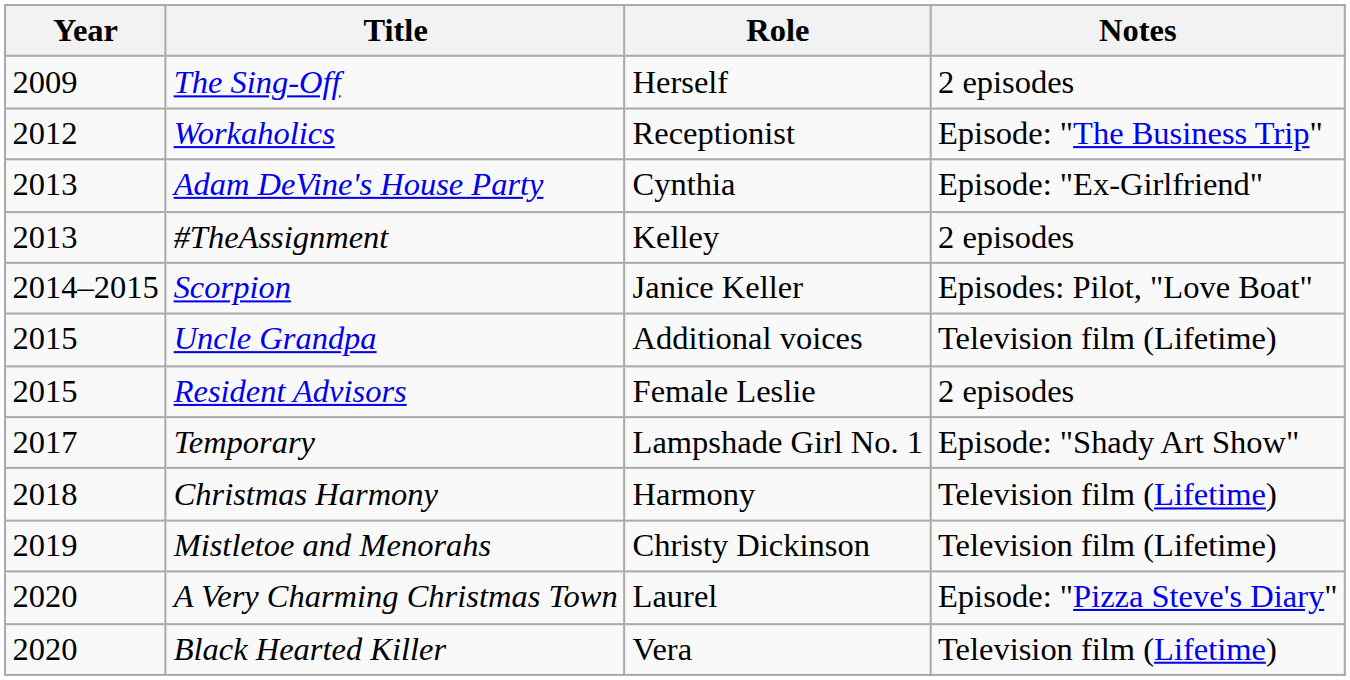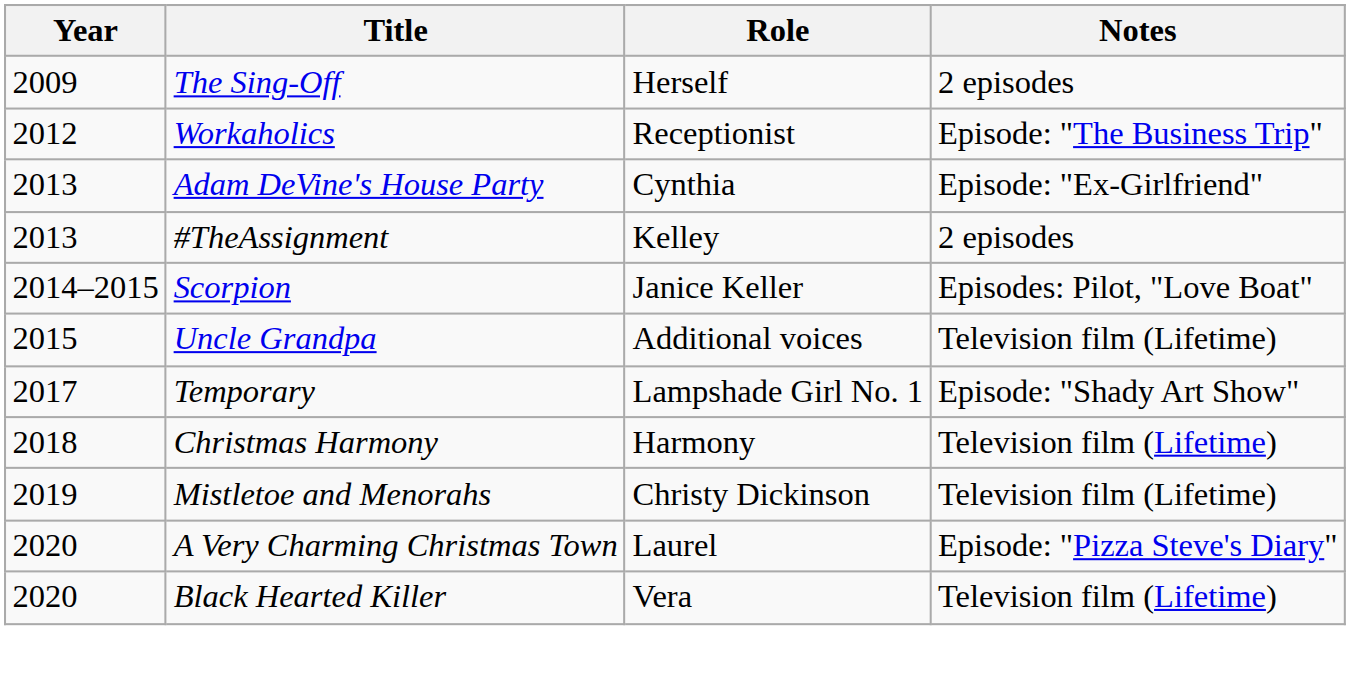- row: (290, 390)
